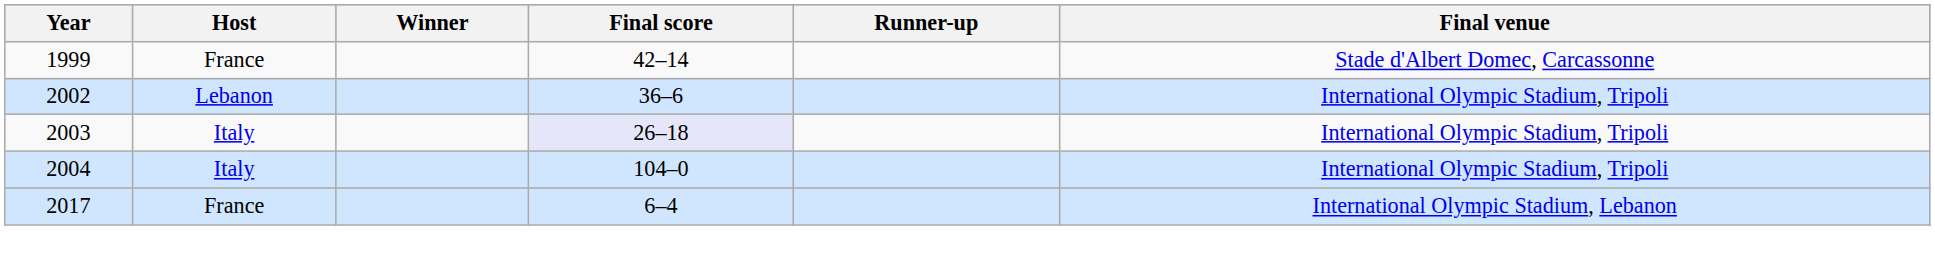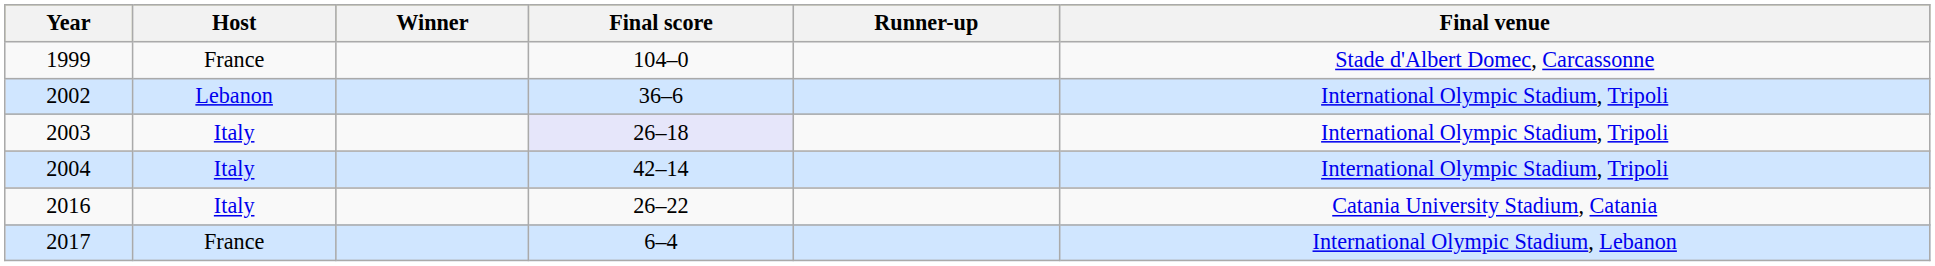(661, 59) 42–14 -> (661, 59) 104–0
(661, 169) 104–0 -> (661, 169) 42–14
+ row: (68, 206)
